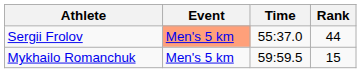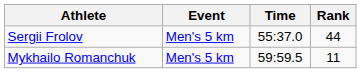(200, 37) lightsalmon background -> (200, 37) no background
(333, 58) 15 -> (333, 58) 11
